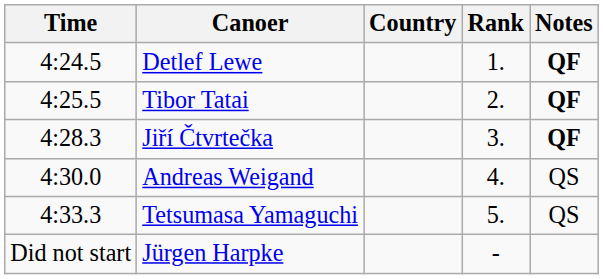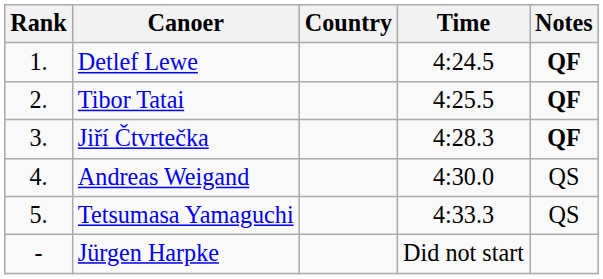columns swapped: (496, 23) <-> (71, 23)
